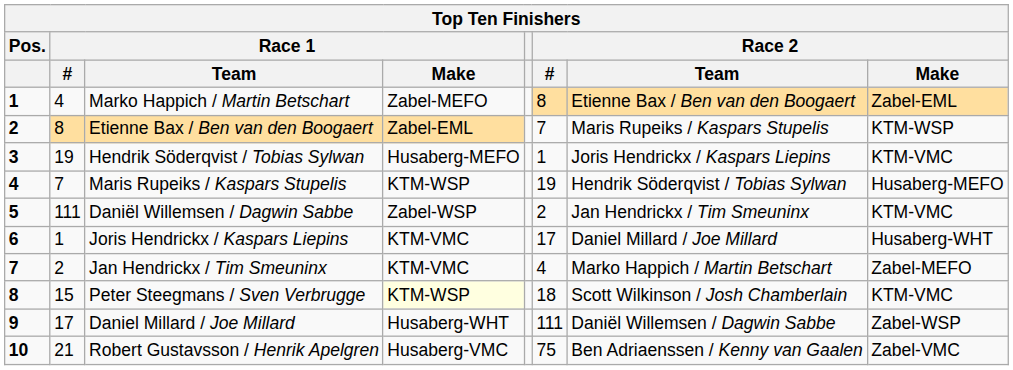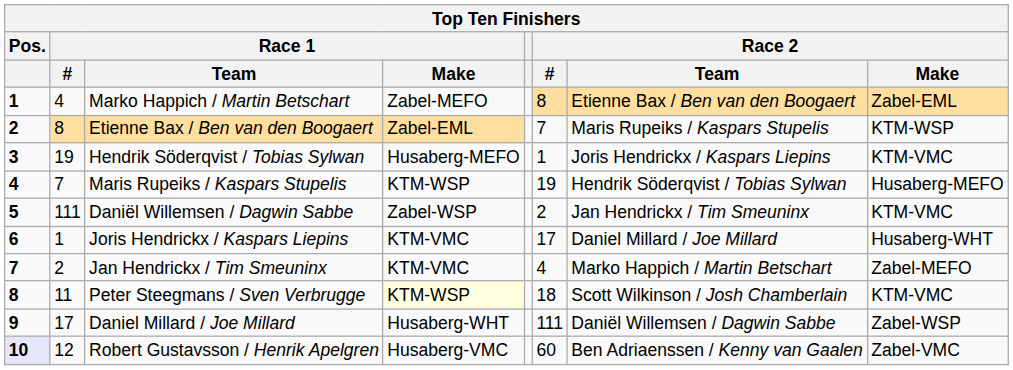(64, 295) 15 -> (63, 295) 11
(19, 350) no background -> (19, 350) lavender background
(64, 350) 21 -> (64, 350) 12
(546, 350) 75 -> (546, 350) 60
